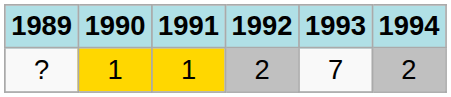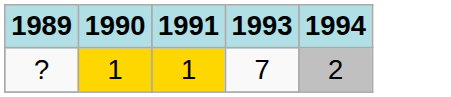- column: (262, 26)
